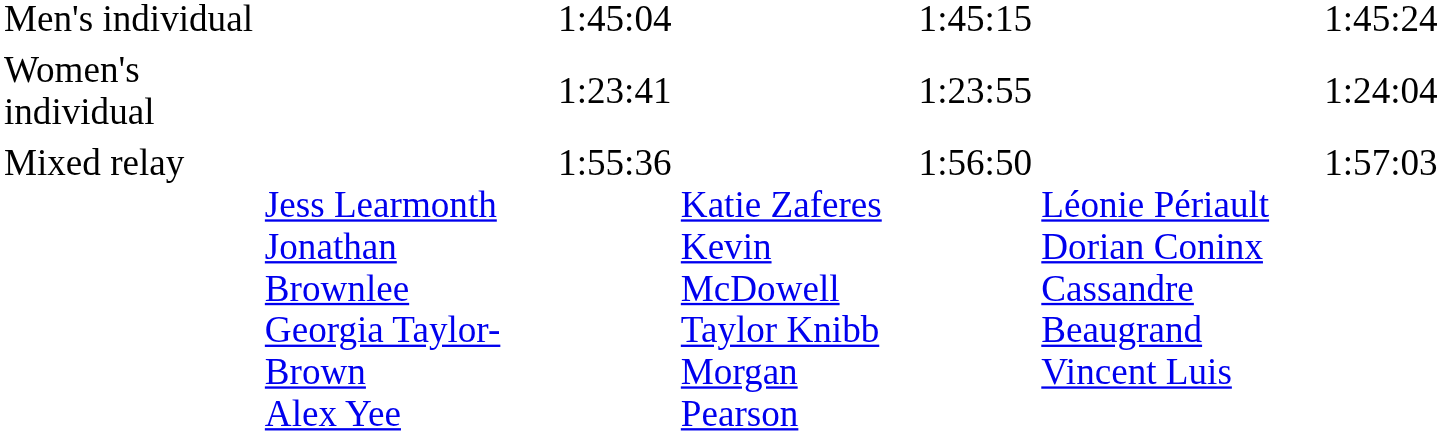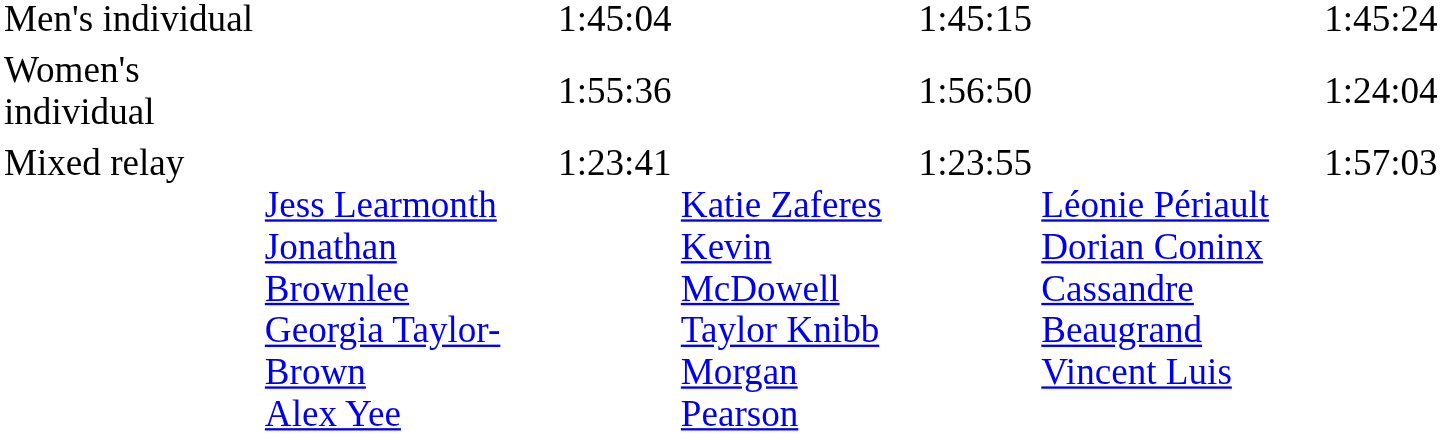(615, 91) 1:23:41 -> (615, 91) 1:55:36
(975, 91) 1:23:55 -> (975, 91) 1:56:50
(615, 163) 1:55:36 -> (615, 163) 1:23:41
(975, 163) 1:56:50 -> (975, 163) 1:23:55
